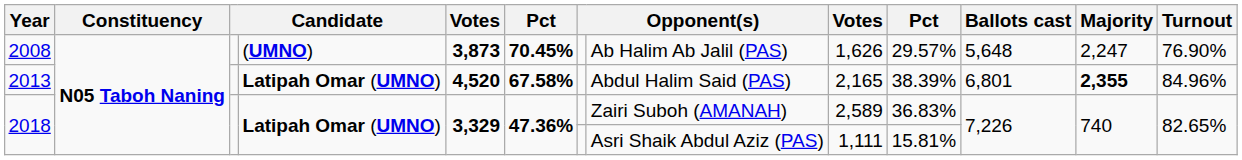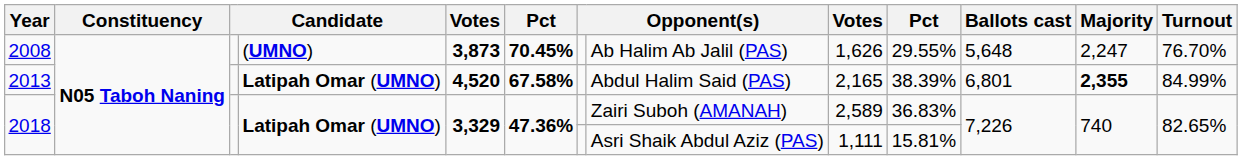(924, 50) 29.57% -> (924, 50) 29.55%
(1194, 50) 76.90% -> (1194, 50) 76.70%
(1194, 80) 84.96% -> (1194, 80) 84.99%
